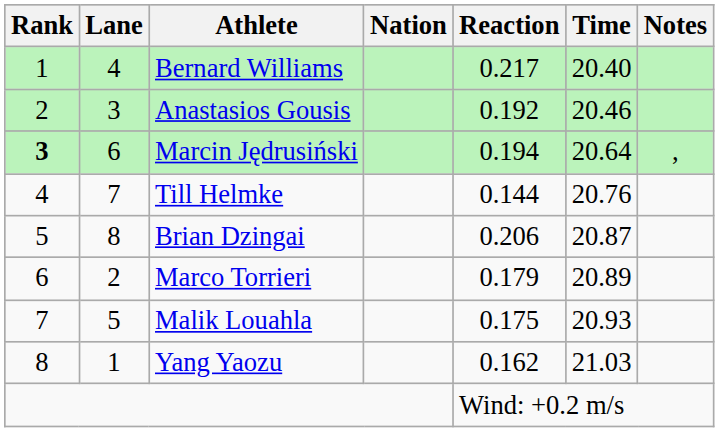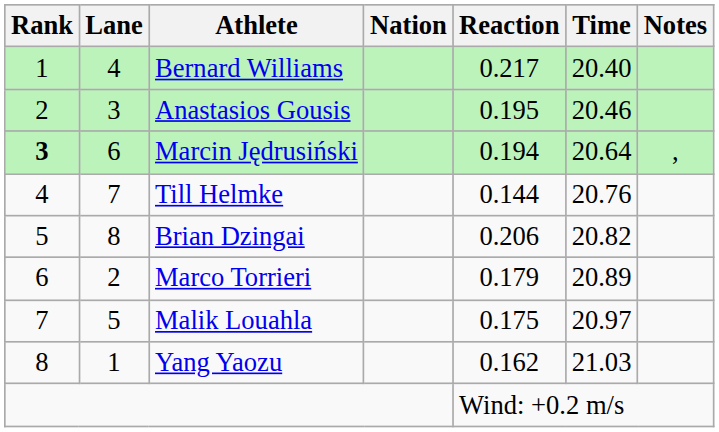(509, 109) 0.192 -> (509, 109) 0.195
(602, 236) 20.87 -> (602, 236) 20.82
(602, 320) 20.93 -> (602, 320) 20.97
